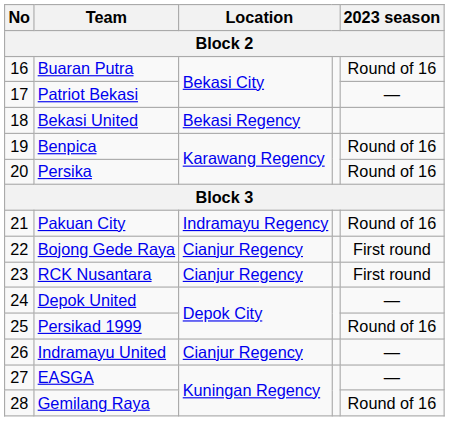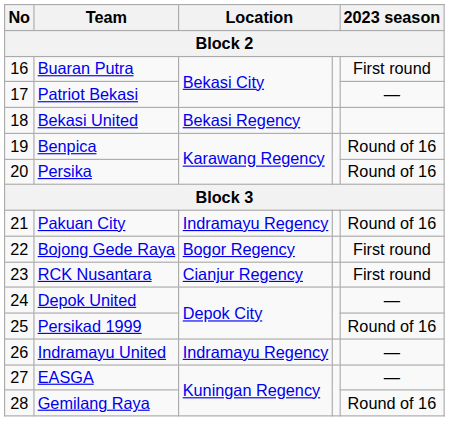(392, 69) Round of 16 -> (392, 69) First round
(243, 249) Cianjur Regency -> (239, 249) Bogor Regency
(243, 352) Cianjur Regency -> (256, 352) Indramayu Regency
